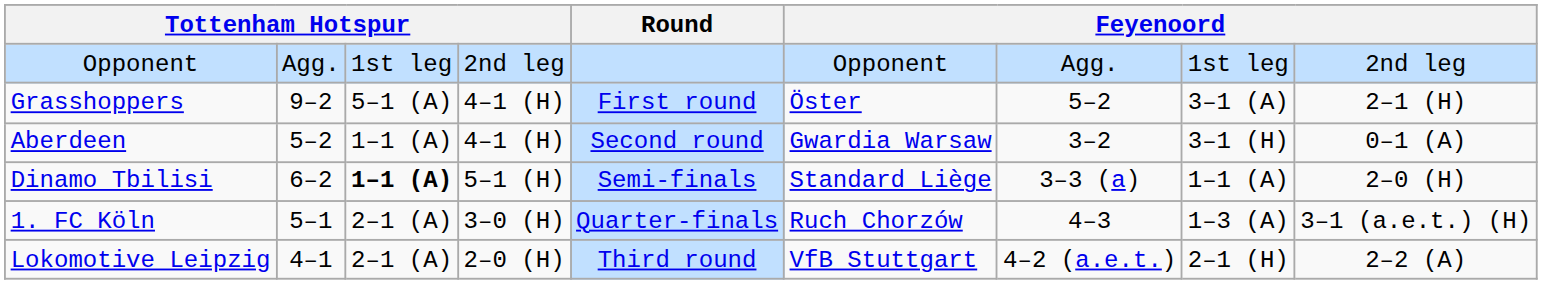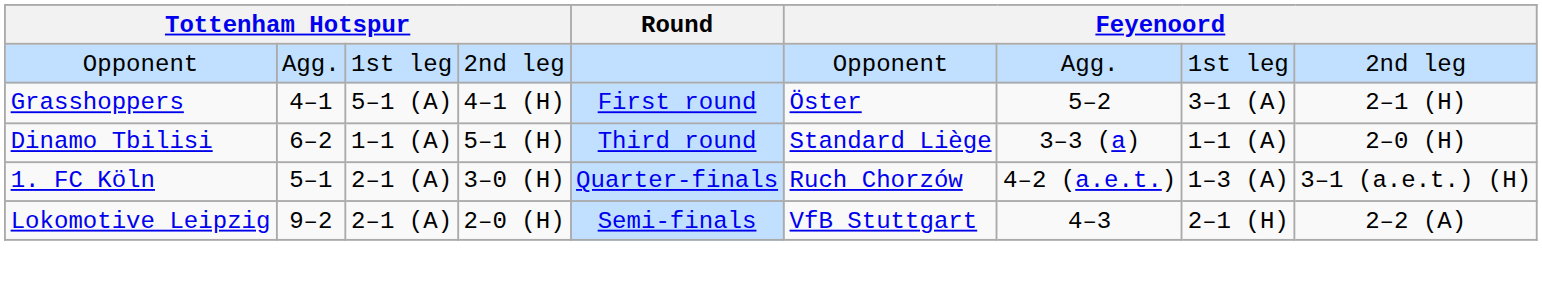(311, 103) 9–2 -> (311, 103) 4–1
- row: (68, 142)
(402, 181) bold -> (402, 142) normal
(677, 181) Semi-finals -> (677, 142) Third round
(1090, 221) 4–3 -> (1090, 181) 4–2 (a.e.t.)
(311, 260) 4–1 -> (311, 221) 9–2
(677, 260) Third round -> (677, 221) Semi-finals
(1090, 260) 4–2 (a.e.t.) -> (1090, 221) 4–3
